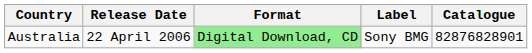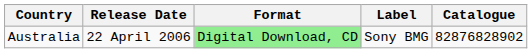(479, 37) 82876828901 -> (479, 37) 82876828902
